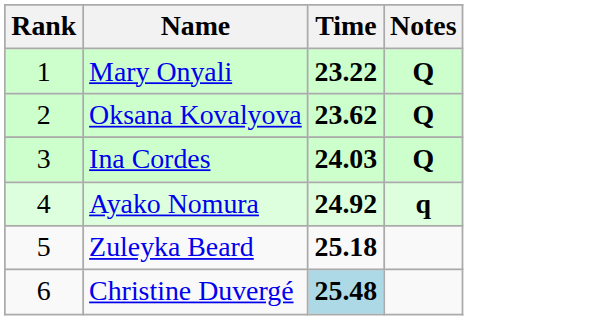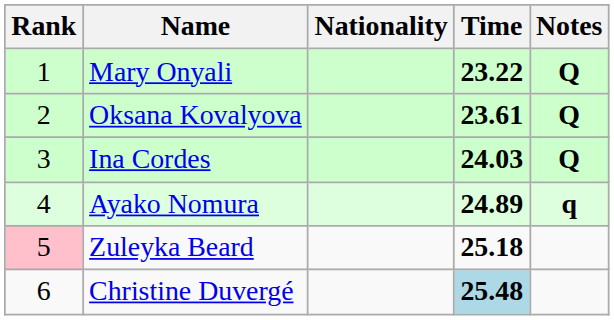+ column: (381, 26)
(346, 114) 23.62 -> (492, 114) 23.61
(346, 203) 24.92 -> (492, 203) 24.89
(44, 247) no background -> (44, 247) pink background
